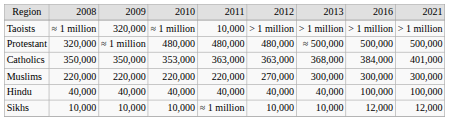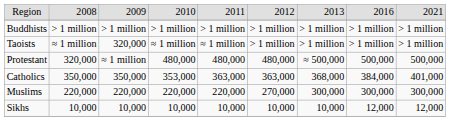+ row: (27, 28)
(231, 28) 10,000 -> (223, 44) ≈ 1 million
- row: (19, 92)
(222, 108) ≈ 1 million -> (231, 108) 10,000
